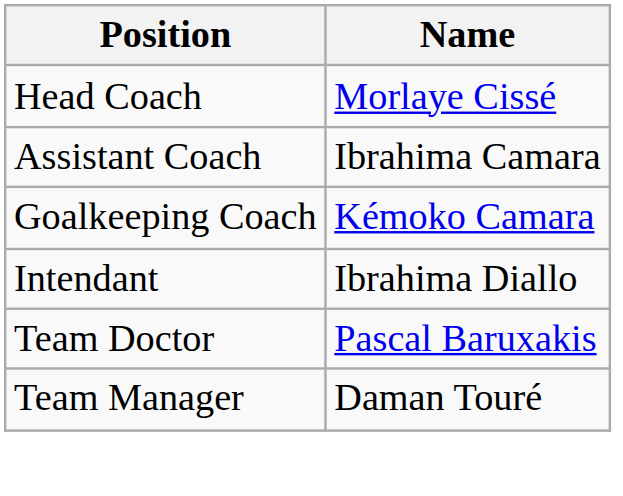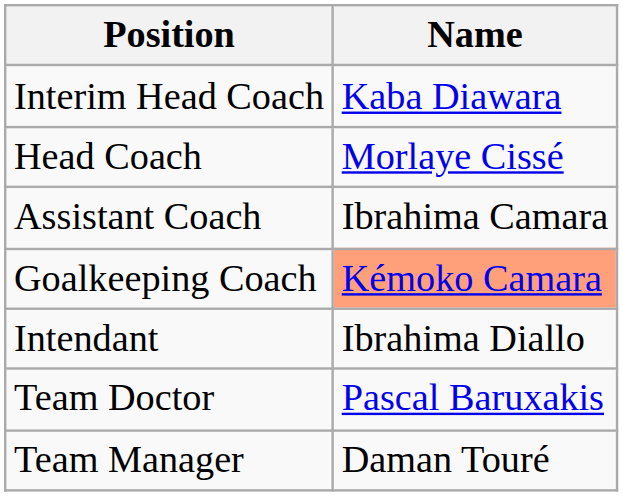+ row: (169, 95)
(464, 216) no background -> (472, 277) lightsalmon background
